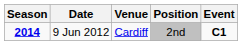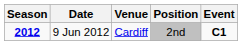(27, 32) 2014 -> (27, 32) 2012
